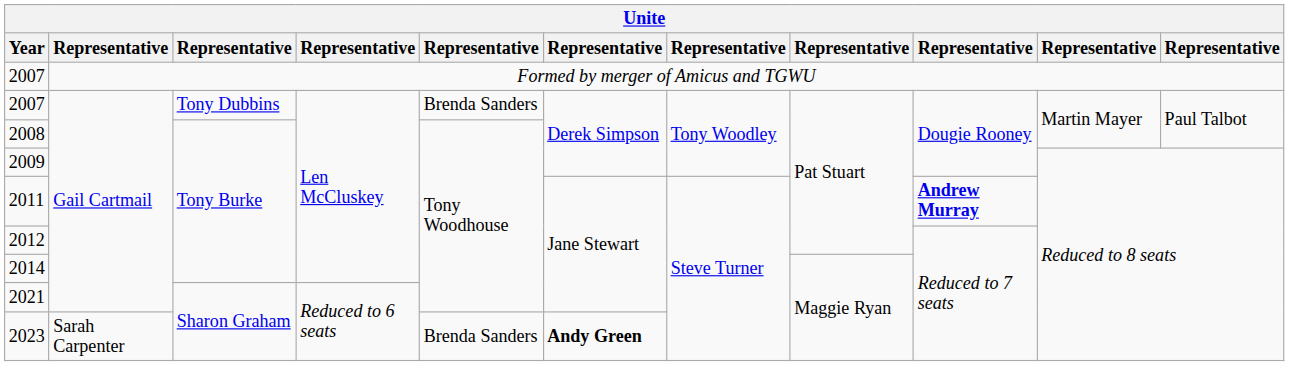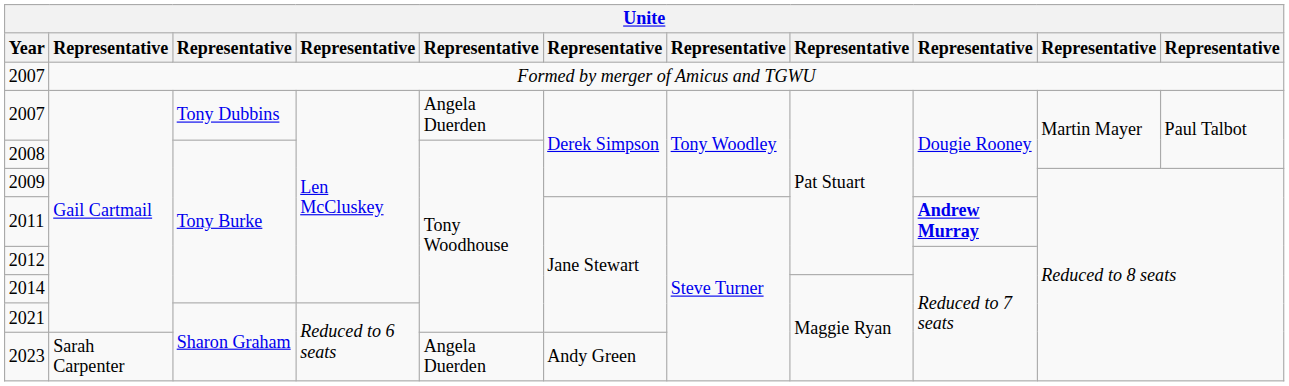(481, 104) Brenda Sanders -> (455, 115) Angela Duerden
(481, 336) Brenda Sanders -> (455, 356) Angela Duerden
(594, 336) bold -> (592, 356) normal
